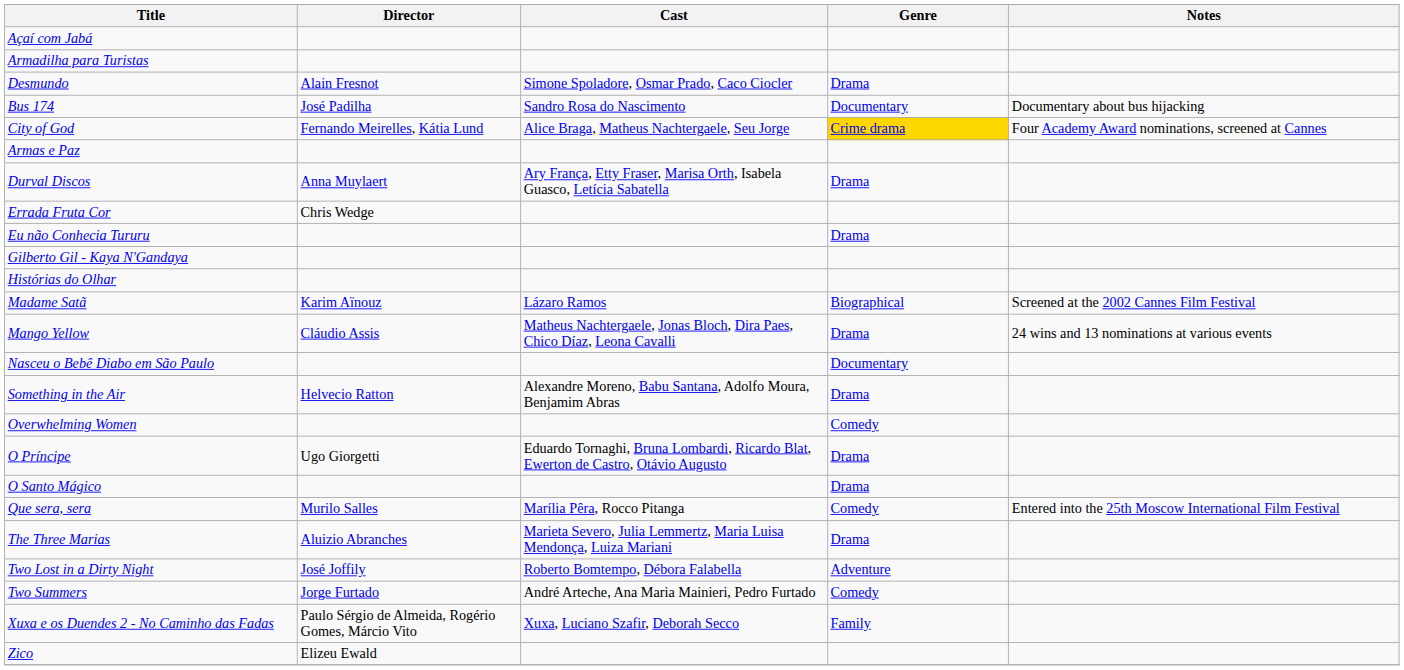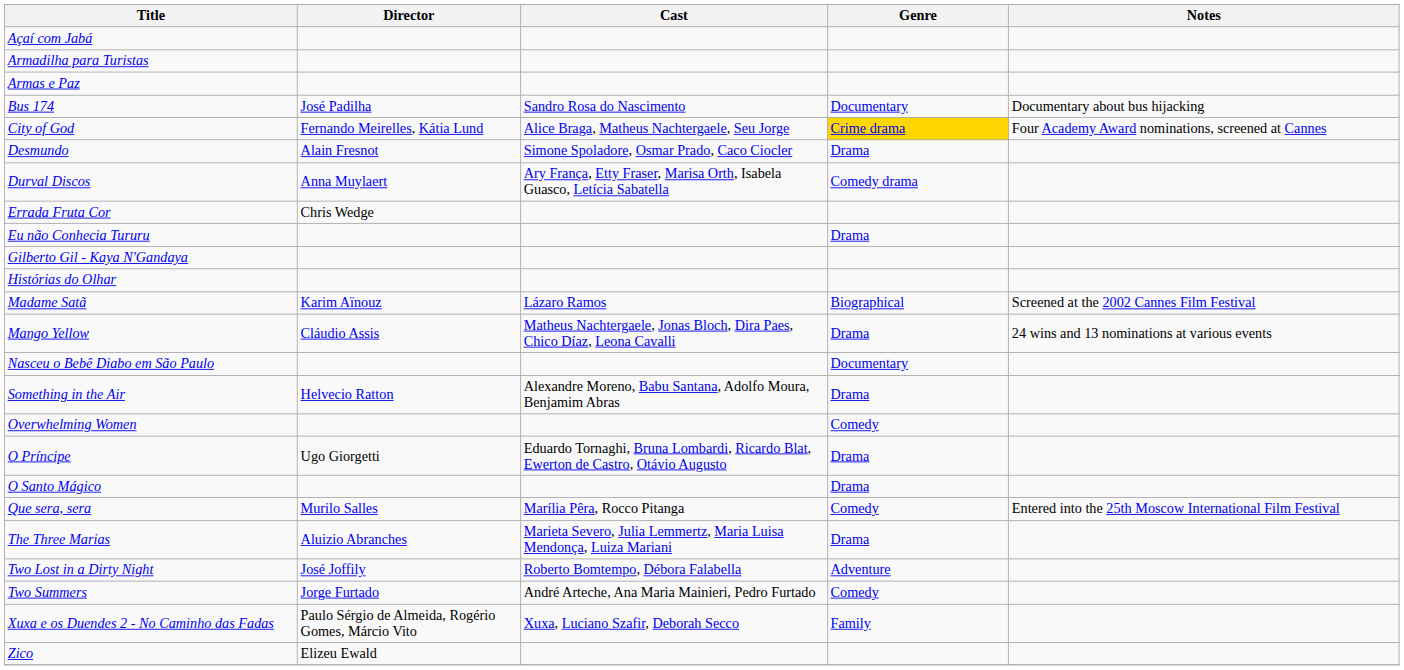rows swapped: (44, 151) <-> (38, 83)
(850, 181) Drama -> (874, 181) Comedy drama
